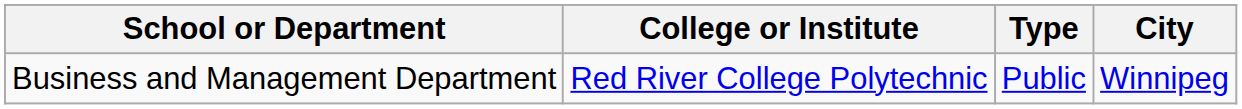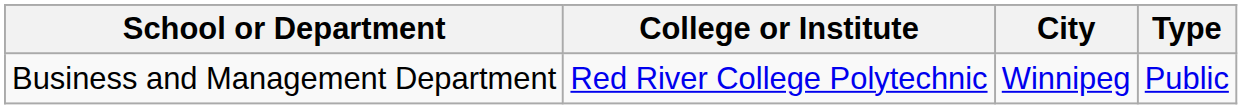columns swapped: (1164, 28) <-> (1044, 28)
